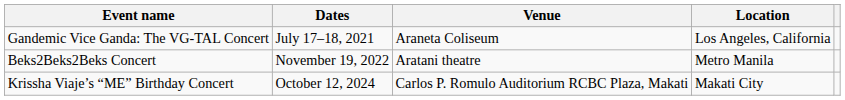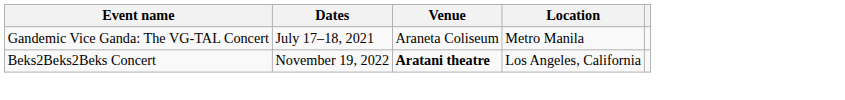(763, 38) Los Angeles, California -> (545, 38) Metro Manila
(438, 60) normal -> (443, 60) bold
(734, 60) Metro Manila -> (573, 60) Los Angeles, California
- row: (121, 83)
